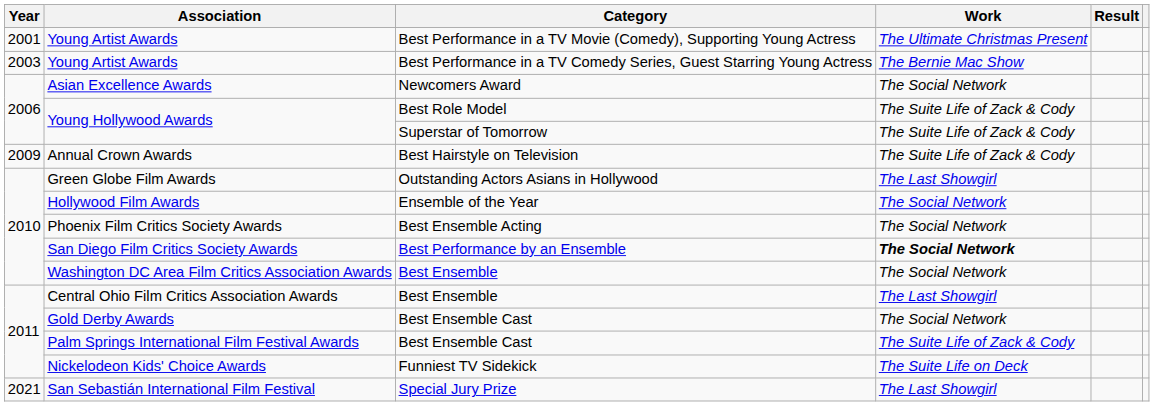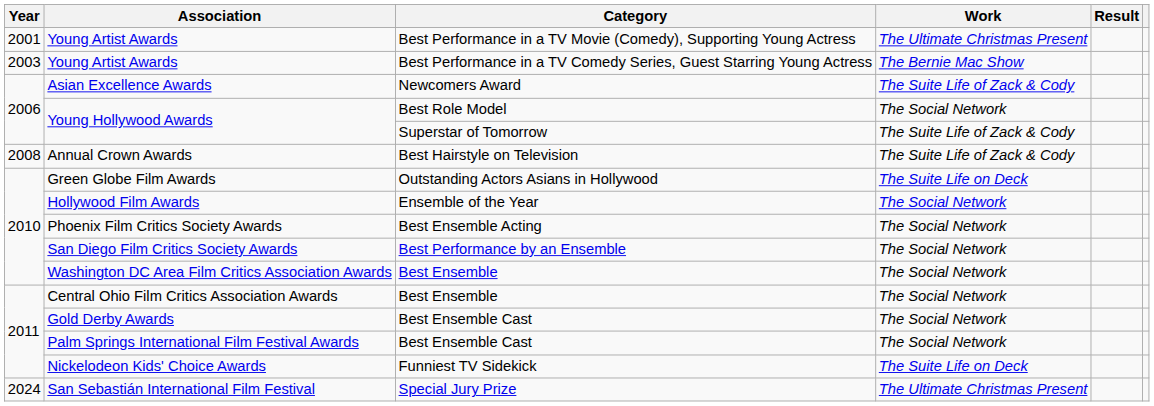(943, 86) The Social Network -> (977, 86) The Suite Life of Zack & Cody
(977, 109) The Suite Life of Zack & Cody -> (943, 109) The Social Network
(24, 156) 2009 -> (24, 156) 2008
(938, 179) The Last Showgirl -> (953, 179) The Suite Life on Deck
(947, 249) bold -> (943, 249) normal
(938, 296) The Last Showgirl -> (943, 296) The Social Network
(977, 343) The Suite Life of Zack & Cody -> (943, 343) The Social Network
(24, 389) 2021 -> (24, 389) 2024
(938, 389) The Last Showgirl -> (983, 389) The Ultimate Christmas Present
